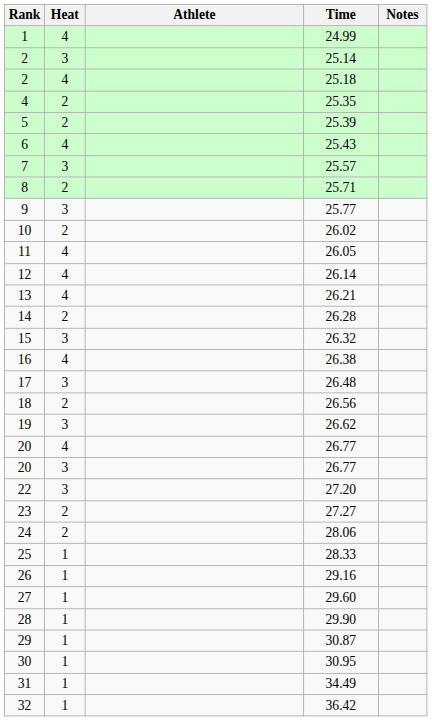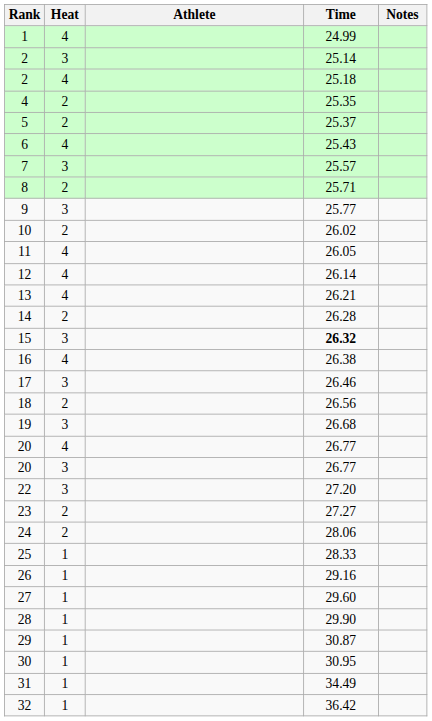(341, 123) 25.39 -> (341, 123) 25.37
(341, 338) normal -> (341, 338) bold
(341, 381) 26.48 -> (341, 381) 26.46
(341, 425) 26.62 -> (341, 425) 26.68
